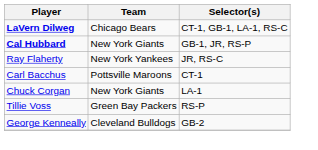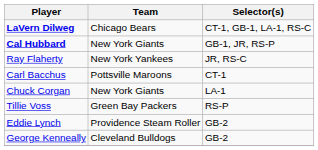+ row: (34, 122)
